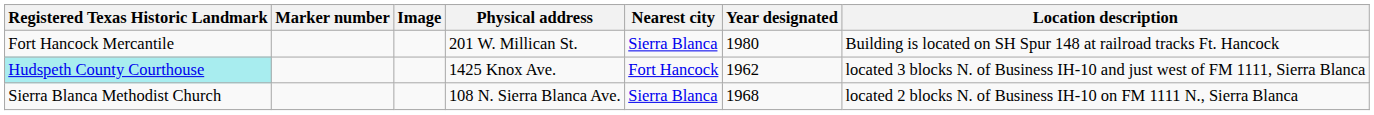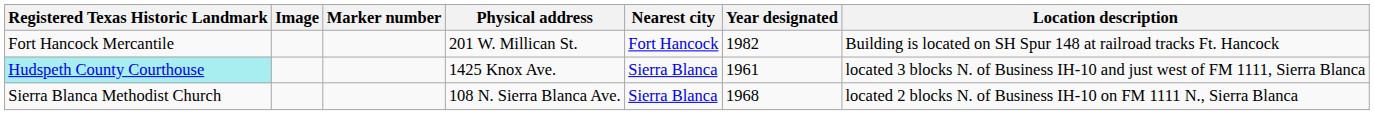columns swapped: (419, 17) <-> (332, 17)
(673, 43) Sierra Blanca -> (673, 43) Fort Hancock
(742, 43) 1980 -> (742, 43) 1982
(673, 69) Fort Hancock -> (673, 69) Sierra Blanca
(742, 69) 1962 -> (742, 69) 1961
